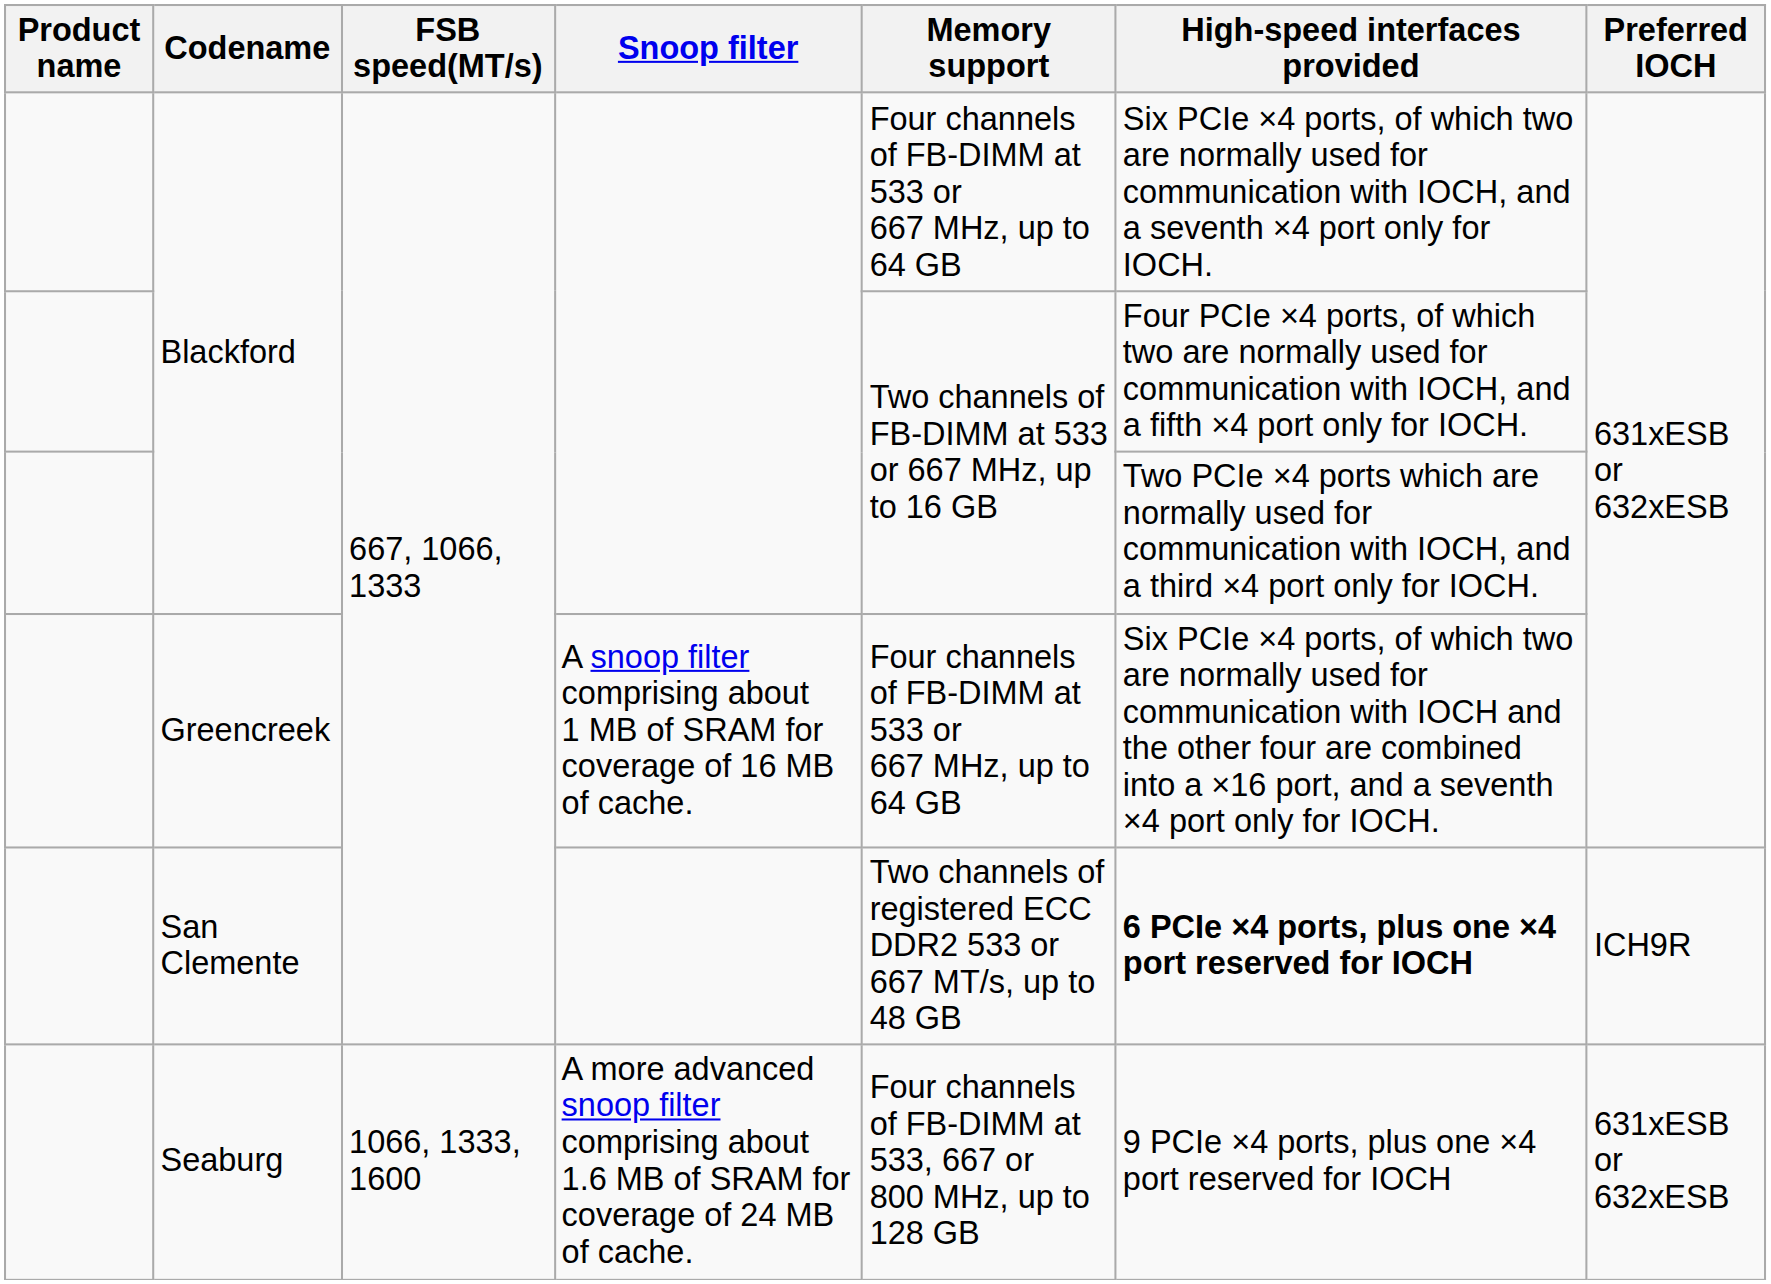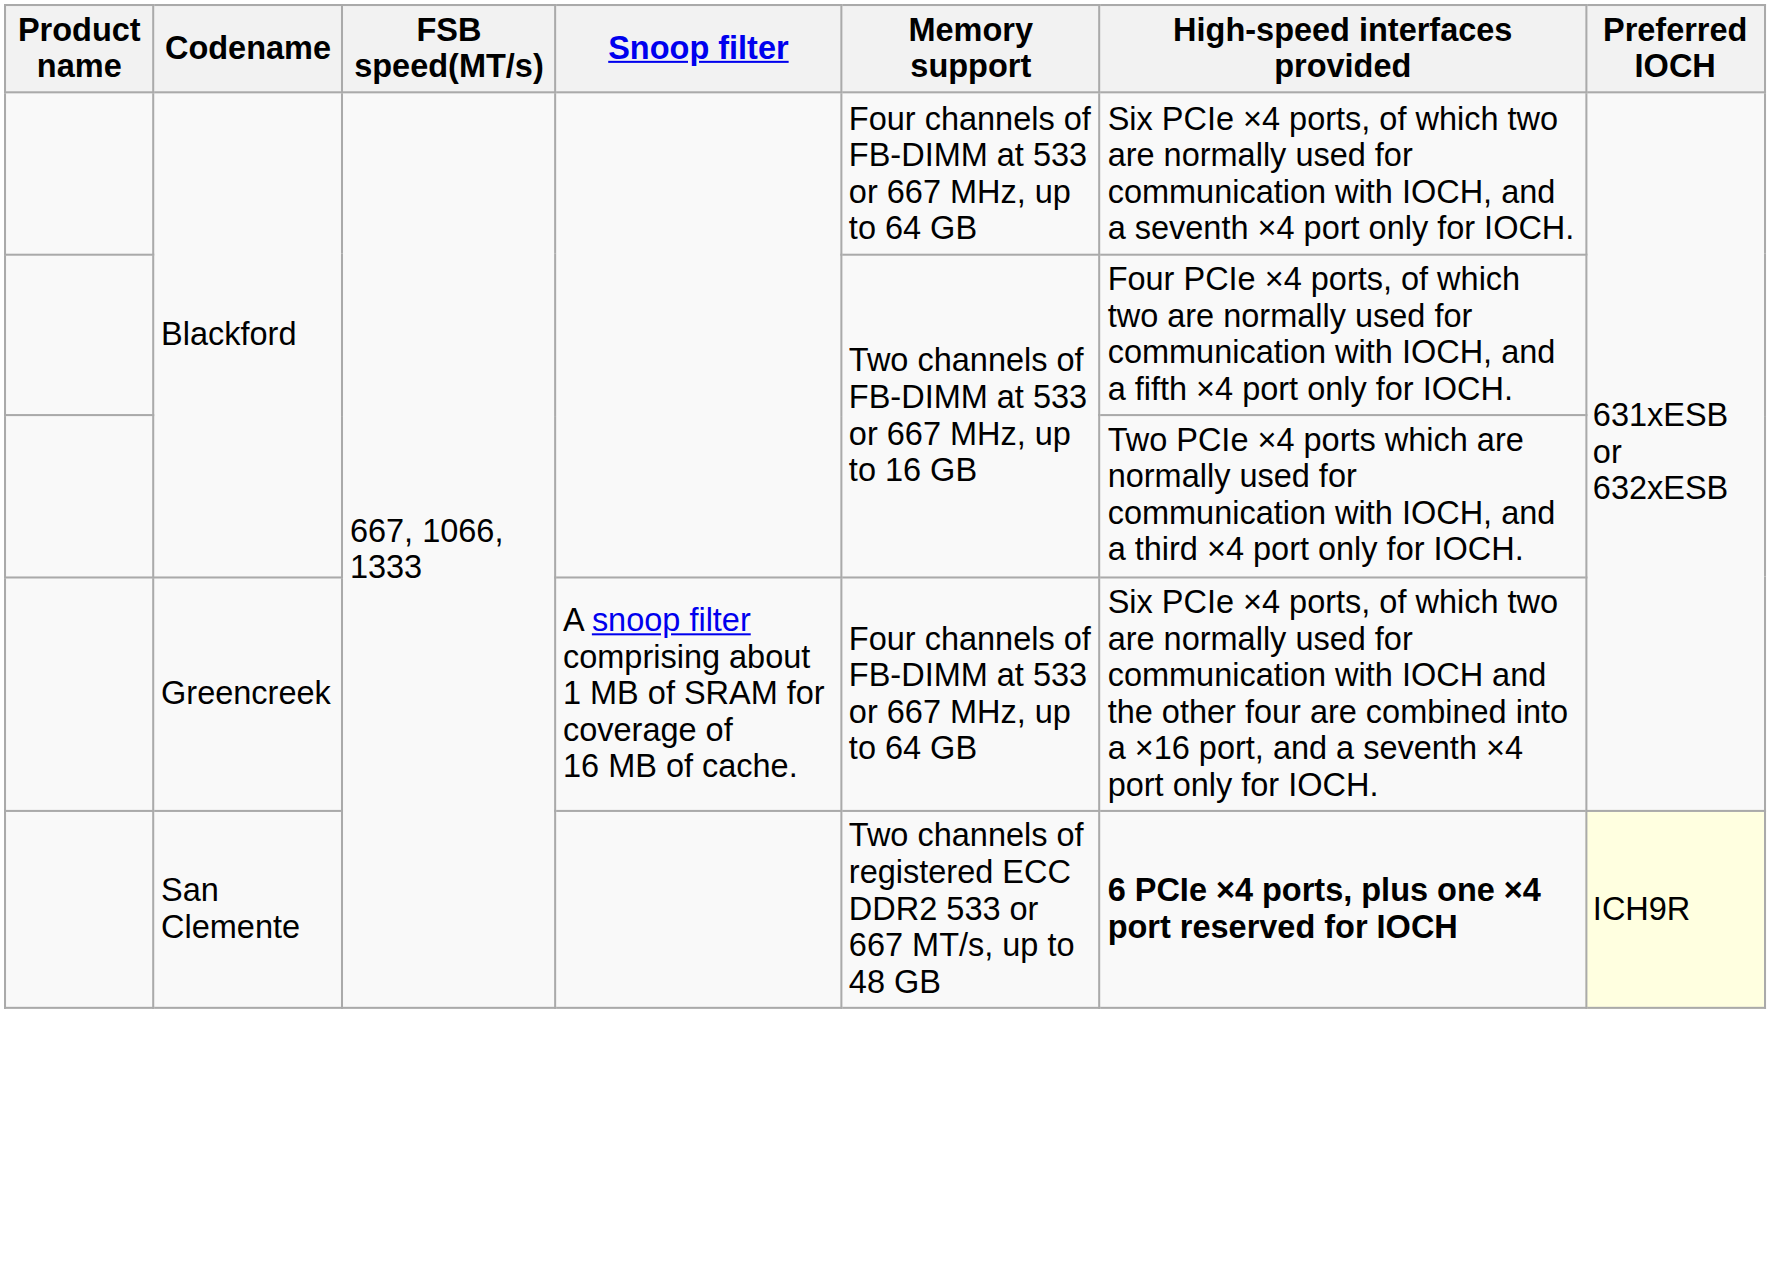(1643, 945) no background -> (1642, 908) lightyellow background
- row: (222, 1161)
